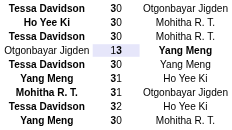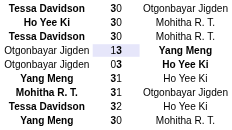- row: (47, 64)
+ row: (47, 64)
